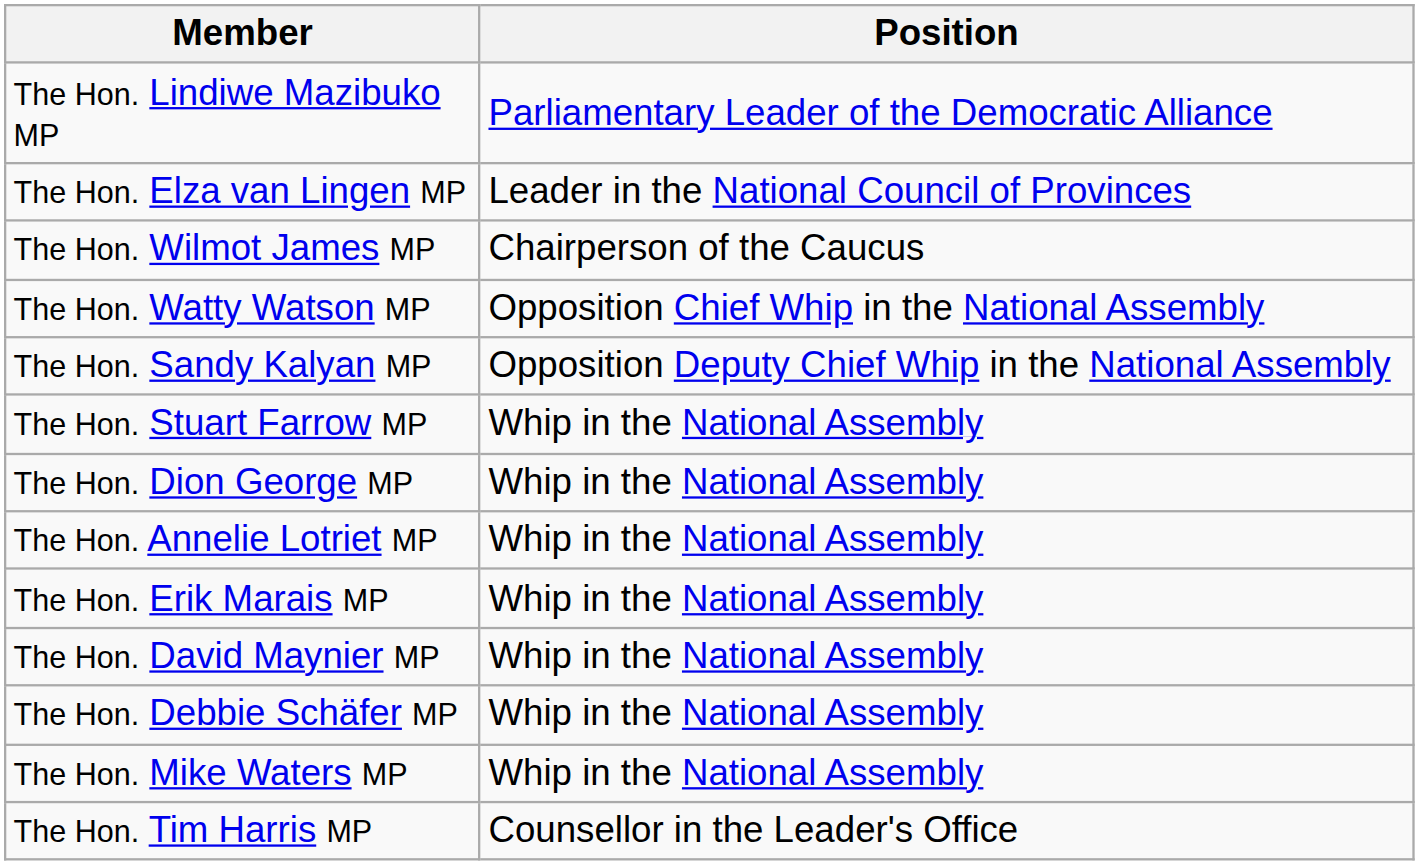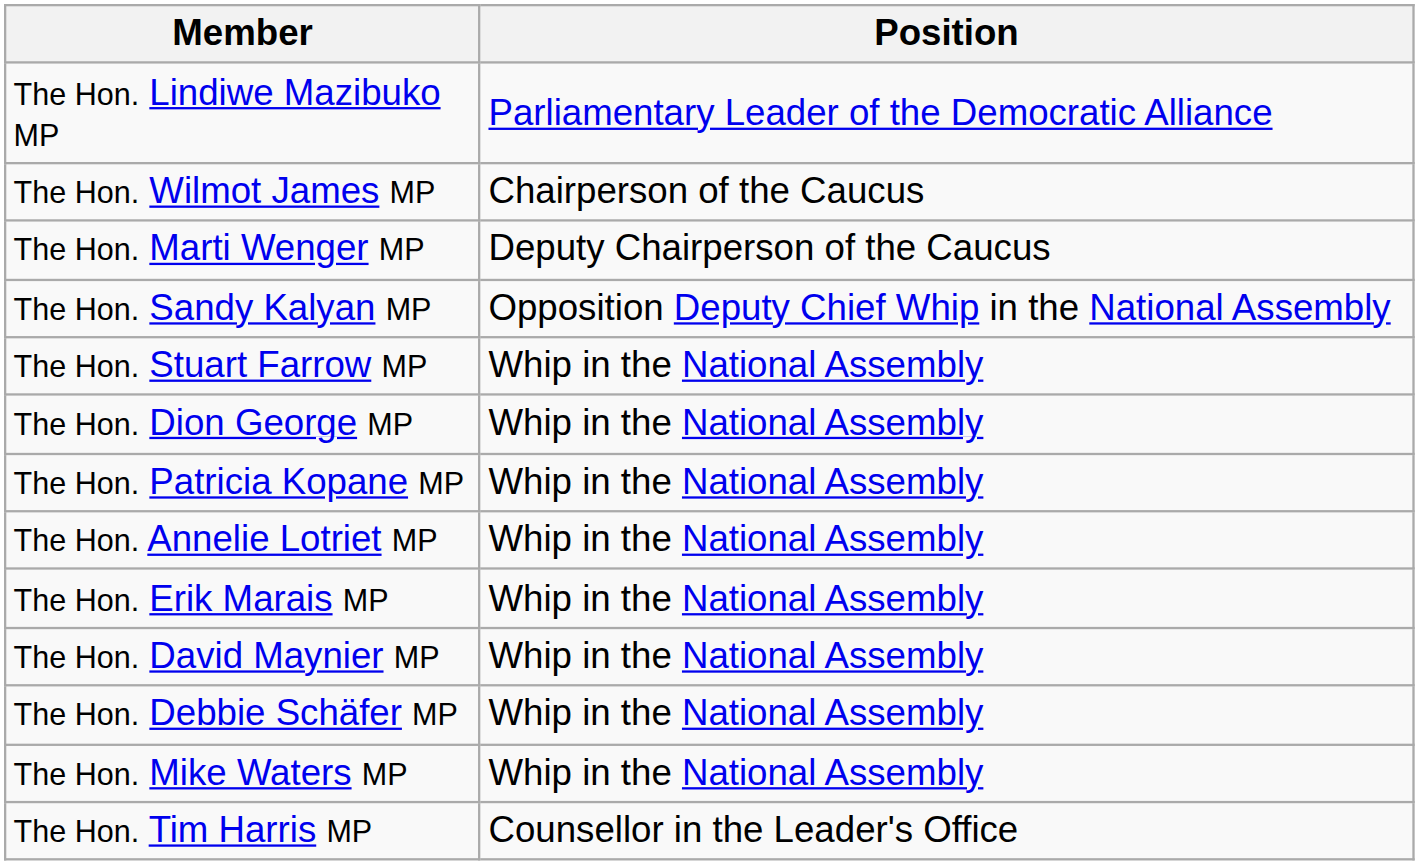- row: (240, 190)
+ row: (219, 249)
- row: (222, 307)
+ row: (239, 481)
